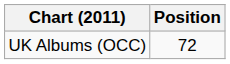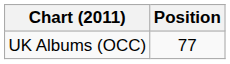(187, 44) 72 -> (187, 44) 77
